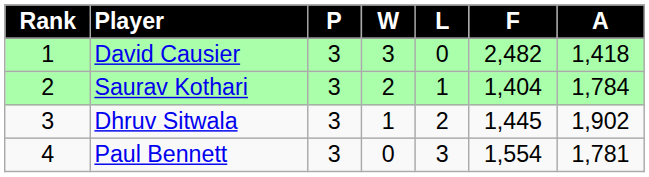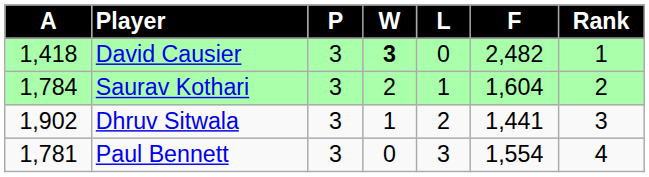columns swapped: (48, 21) <-> (600, 21)
(388, 54) normal -> (389, 54) bold
(513, 87) 1,404 -> (514, 87) 1,604
(513, 121) 1,445 -> (514, 121) 1,441
